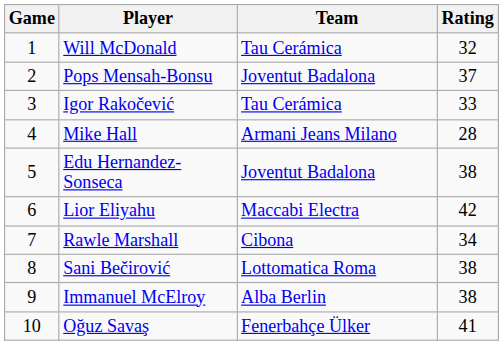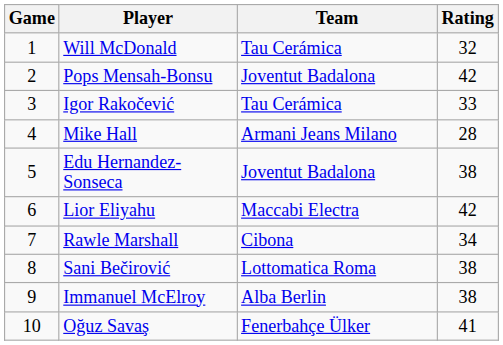(468, 76) 37 -> (468, 76) 42
